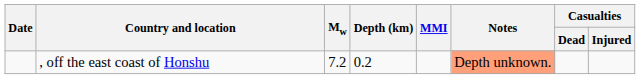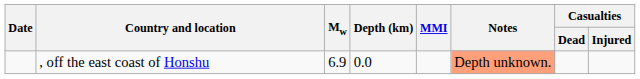(337, 62) 7.2 -> (337, 62) 6.9
(363, 62) 0.2 -> (363, 62) 0.0
